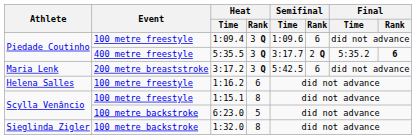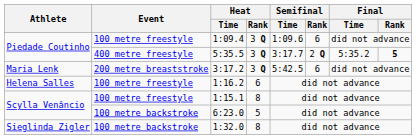(395, 54) 6 -> (395, 54) 5
